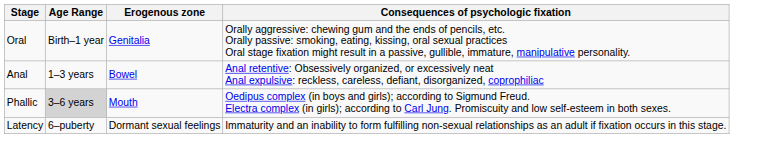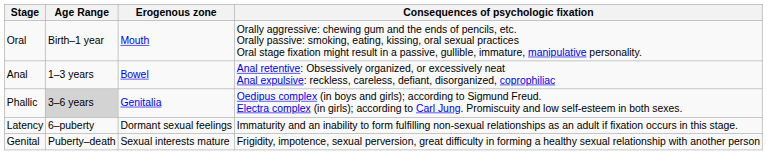(129, 40) Genitalia -> (135, 40) Mouth
(123, 103) Mouth -> (141, 103) Genitalia
+ row: (23, 142)
